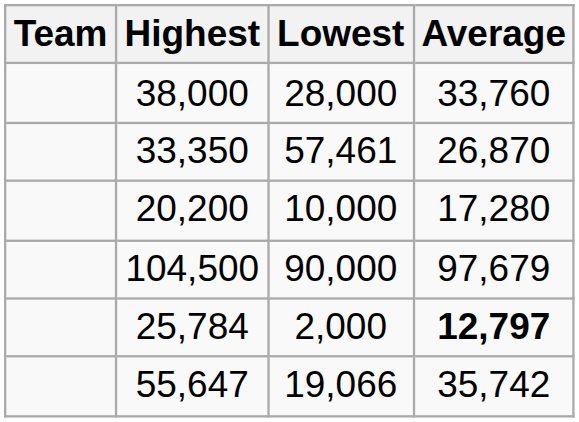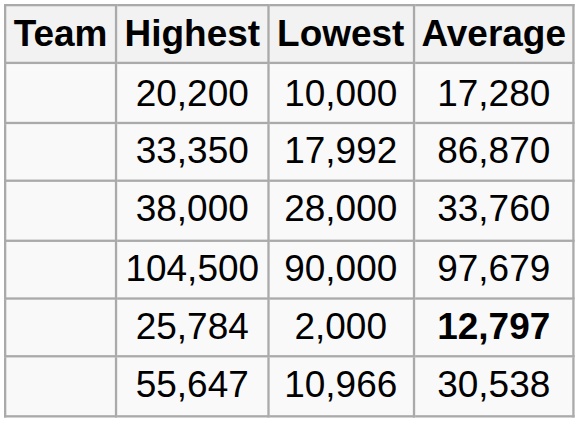rows swapped: (192, 209) <-> (192, 92)
(341, 151) 57,461 -> (341, 151) 17,992
(494, 151) 26,870 -> (494, 151) 86,870
(341, 385) 19,066 -> (341, 385) 10,966
(494, 385) 35,742 -> (494, 385) 30,538
